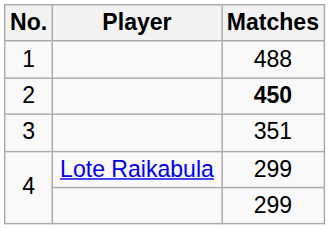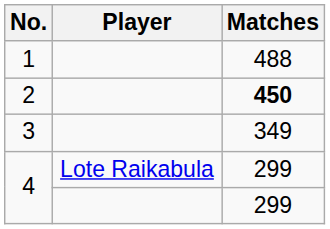(273, 132) 351 -> (273, 132) 349
